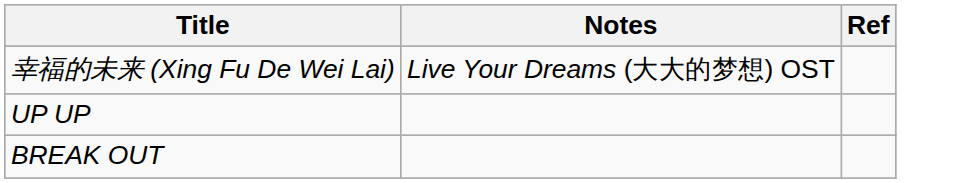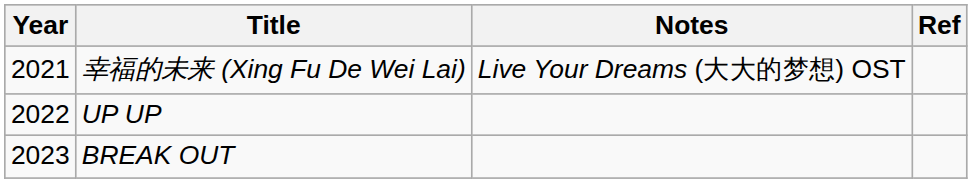+ column: (40, 25)
